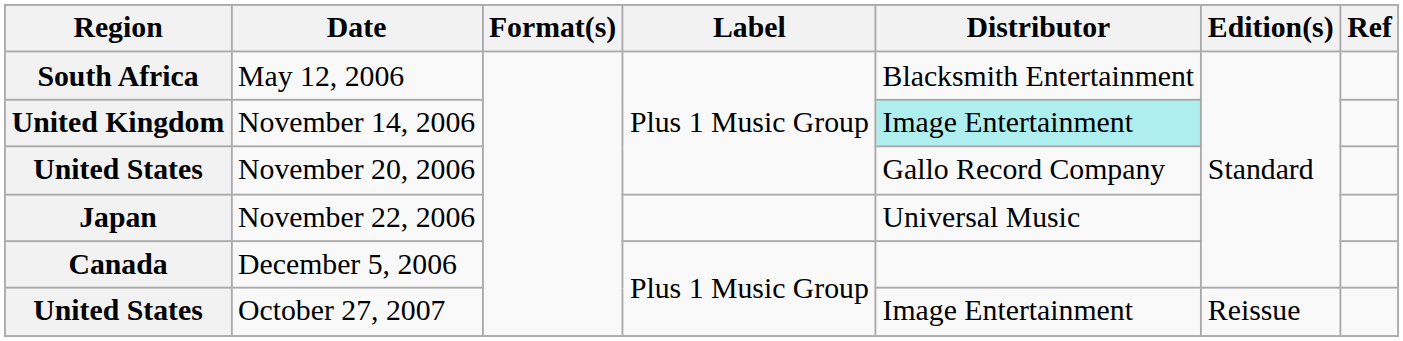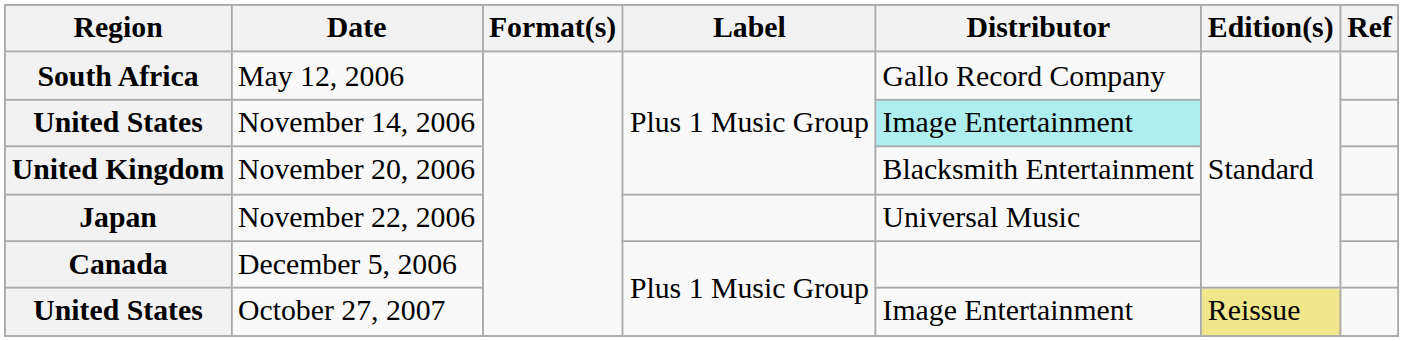(1038, 75) Blacksmith Entertainment -> (1024, 75) Gallo Record Company
(118, 122) United Kingdom -> (118, 122) United States
(118, 169) United States -> (118, 169) United Kingdom
(1024, 169) Gallo Record Company -> (1038, 169) Blacksmith Entertainment
(1254, 311) no background -> (1254, 311) khaki background
